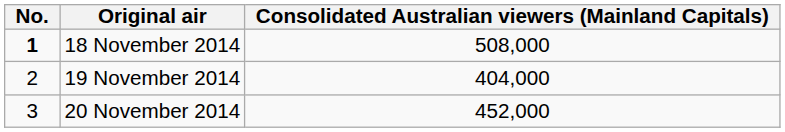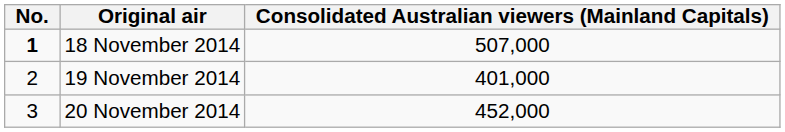(512, 45) 508,000 -> (512, 45) 507,000
(512, 78) 404,000 -> (512, 78) 401,000
